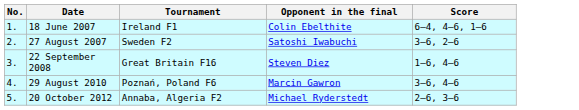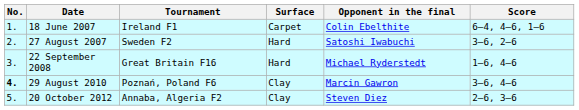+ column: (295, 12)
(299, 62) Steven Diez -> (376, 62) Michael Ryderstedt
(12, 83) normal -> (12, 83) bold
(318, 98) Michael Ryderstedt -> (356, 98) Steven Diez
